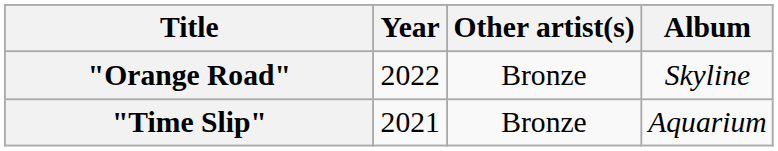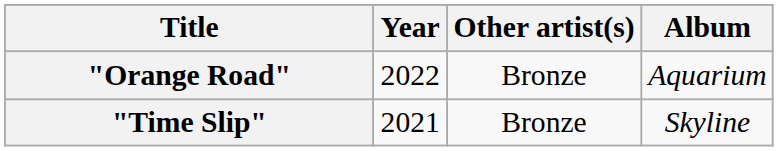(707, 74) Skyline -> (707, 74) Aquarium
(707, 121) Aquarium -> (707, 121) Skyline
